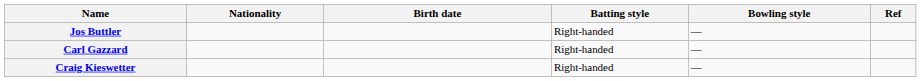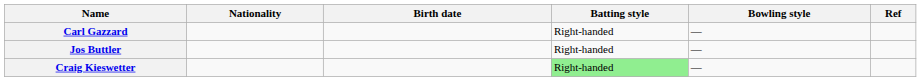rows swapped: (96, 31) <-> (96, 49)
(584, 67) no background -> (584, 67) lightgreen background
